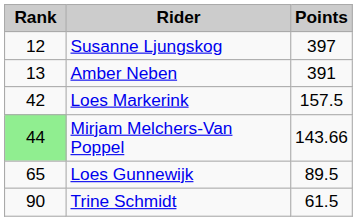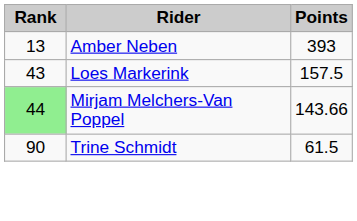- row: (146, 45)
(321, 73) 391 -> (321, 45) 393
(36, 100) 42 -> (36, 73) 43
- row: (132, 174)
